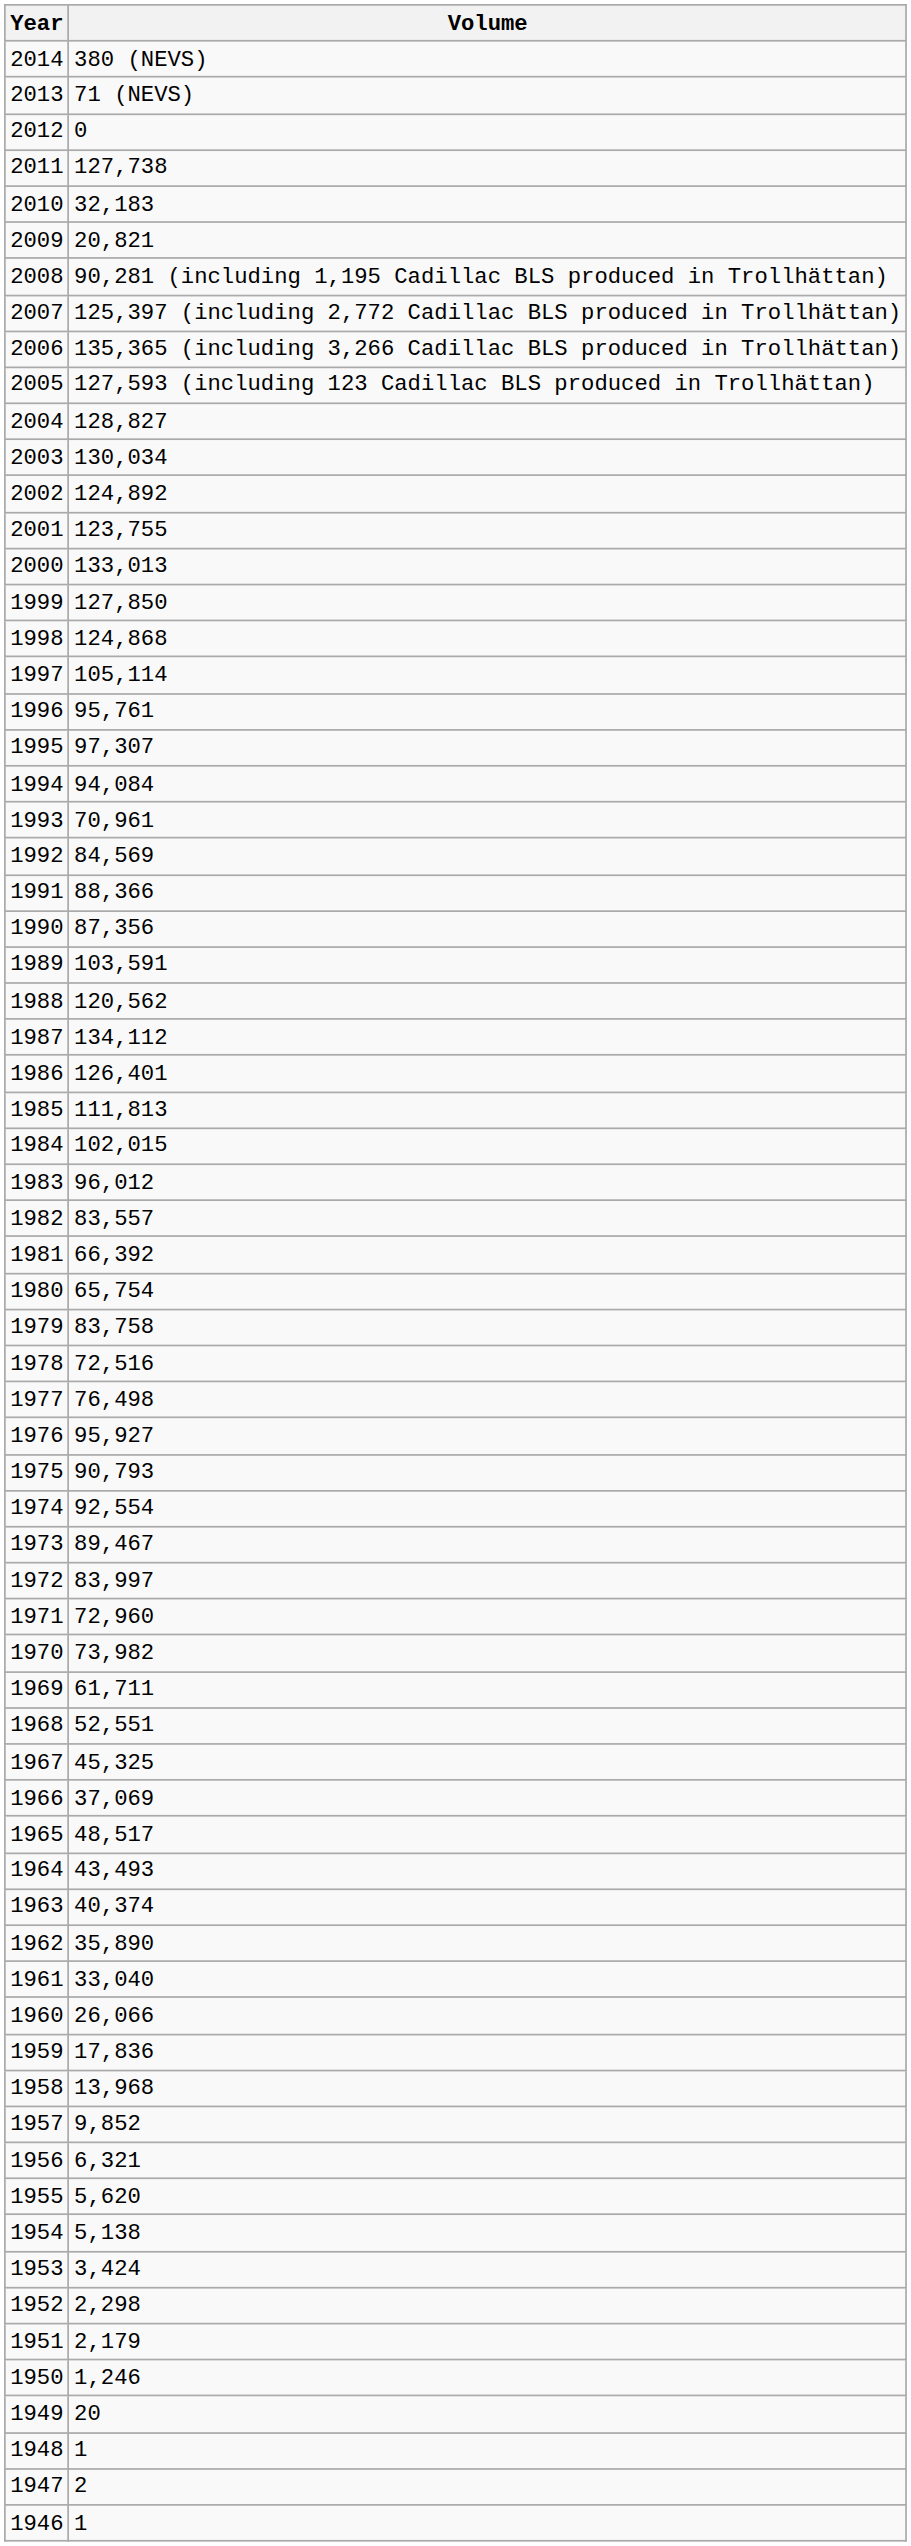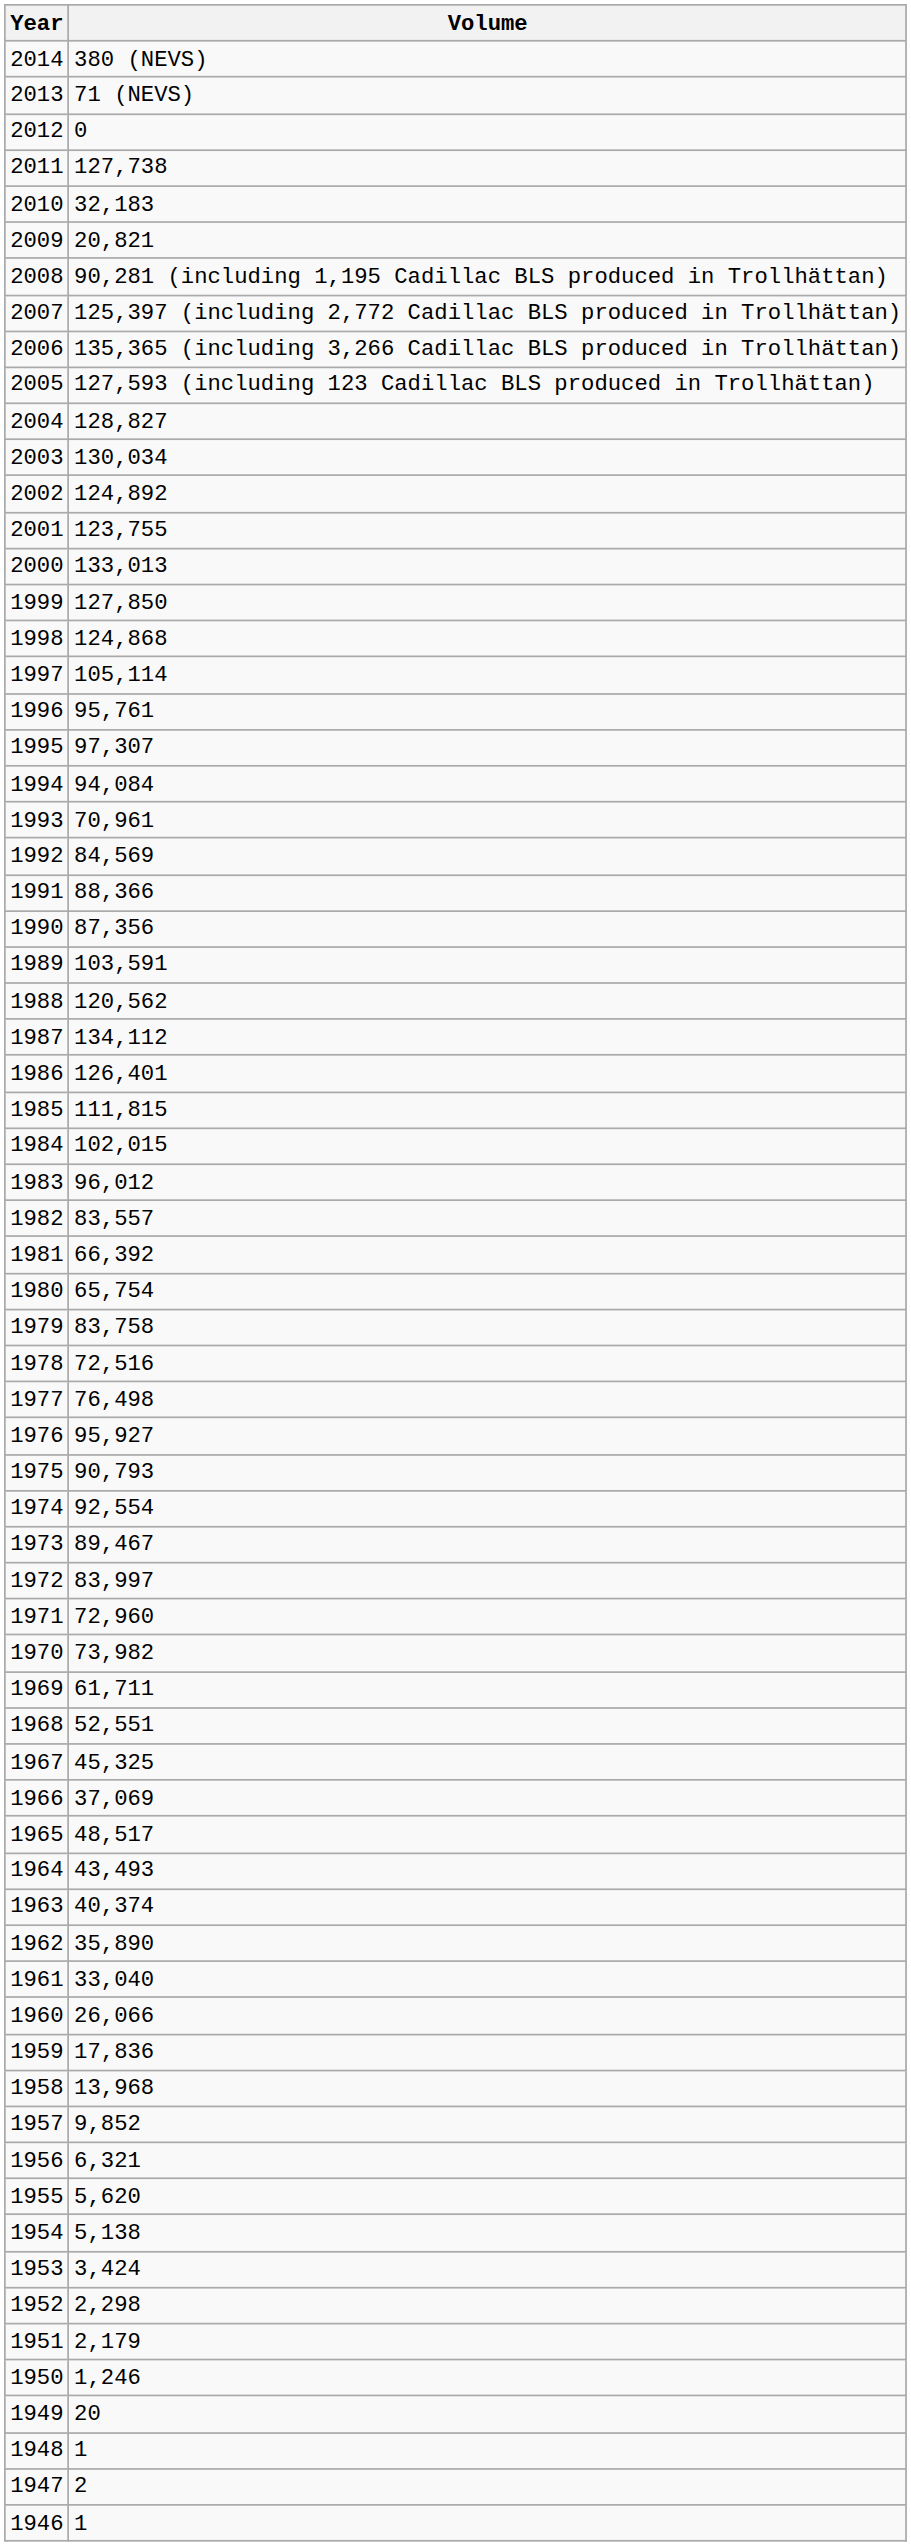(121, 1110) 111,813 -> (121, 1110) 111,815
